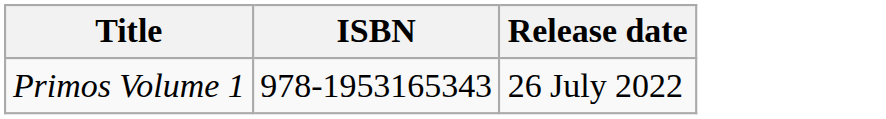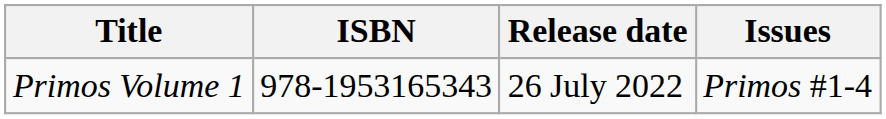+ column: (788, 31)
